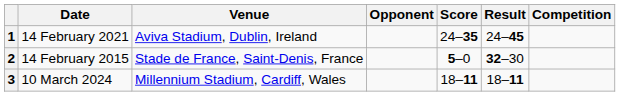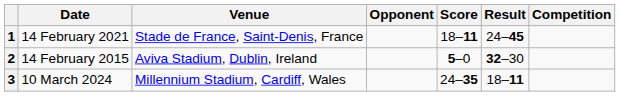(226, 36) Aviva Stadium, Dublin, Ireland -> (249, 36) Stade de France, Saint-Denis, France
(459, 36) 24–35 -> (459, 36) 18–11
(249, 58) Stade de France, Saint-Denis, France -> (226, 58) Aviva Stadium, Dublin, Ireland
(459, 79) 18–11 -> (459, 79) 24–35
